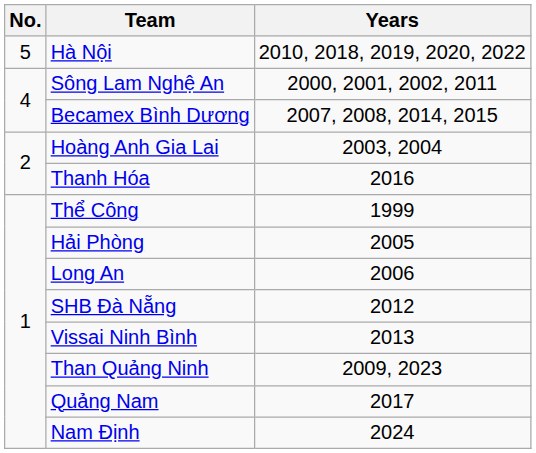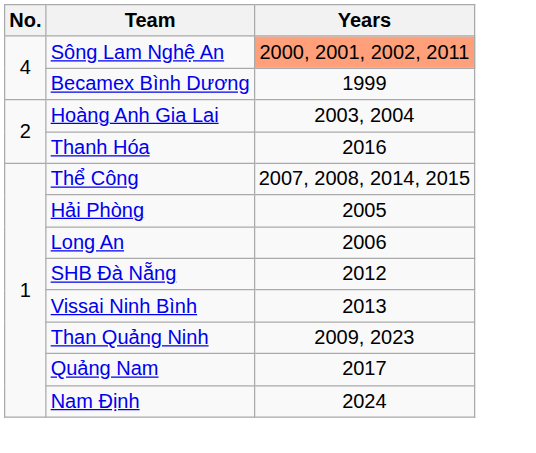- row: (81, 52)
(392, 83) no background -> (364, 52) lightsalmon background
(392, 115) 2007, 2008, 2014, 2015 -> (364, 83) 1999
(392, 210) 1999 -> (364, 178) 2007, 2008, 2014, 2015
